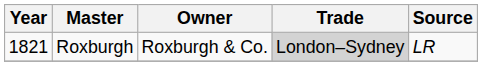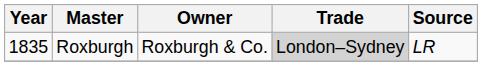(28, 46) 1821 -> (28, 46) 1835
